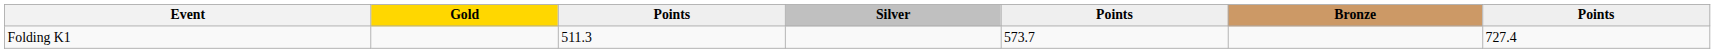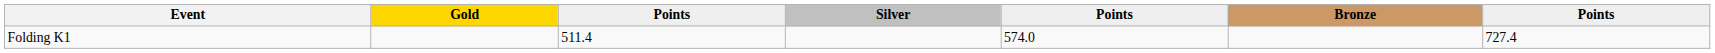(577, 37) 511.3 -> (577, 37) 511.4
(1019, 37) 573.7 -> (1019, 37) 574.0
